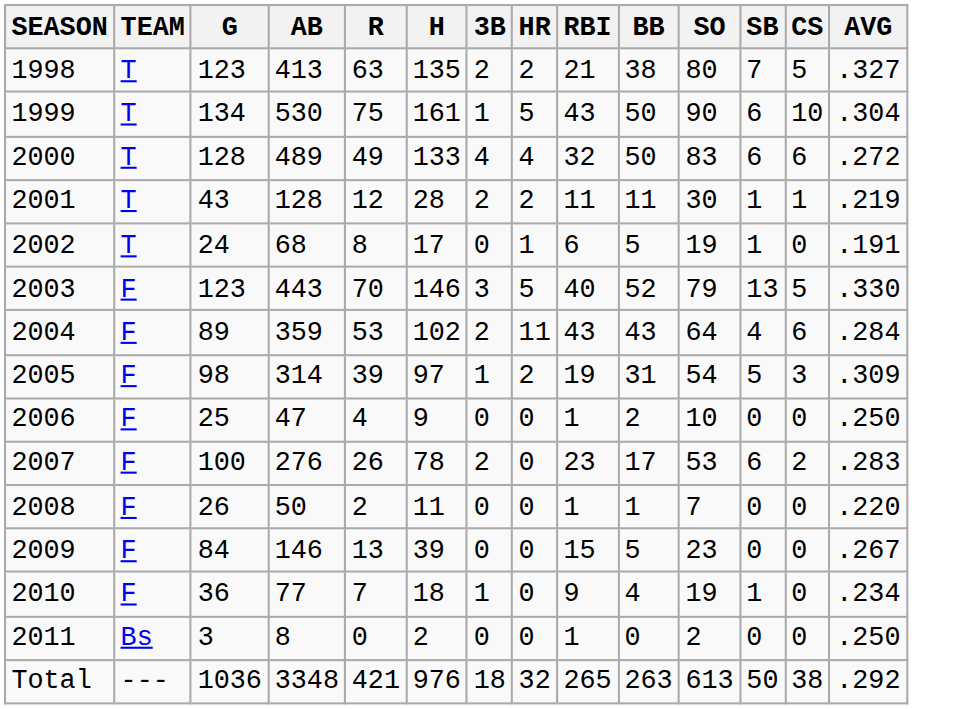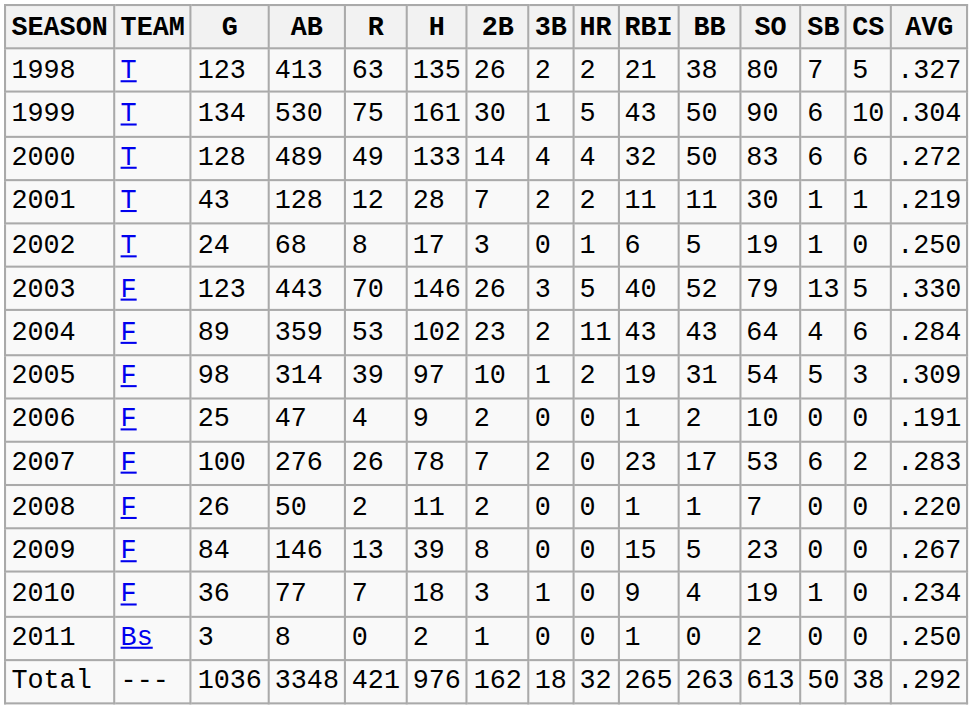+ column: (498, 27)
(868, 245) .191 -> (929, 245) .250
(868, 420) .250 -> (929, 420) .191
